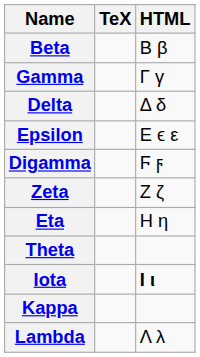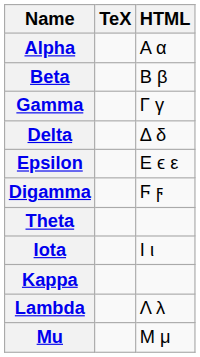+ row: (50, 47)
- row: (50, 192)
- row: (50, 221)
(147, 279) bold -> (147, 250) normal
+ row: (50, 337)
